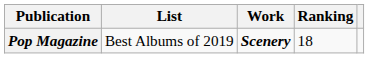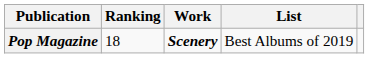columns swapped: (169, 16) <-> (325, 16)
